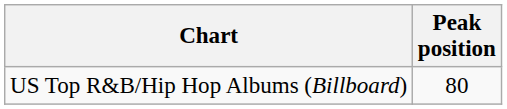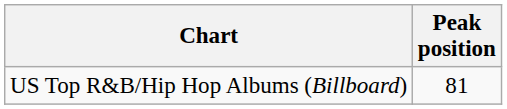(457, 85) 80 -> (457, 85) 81
